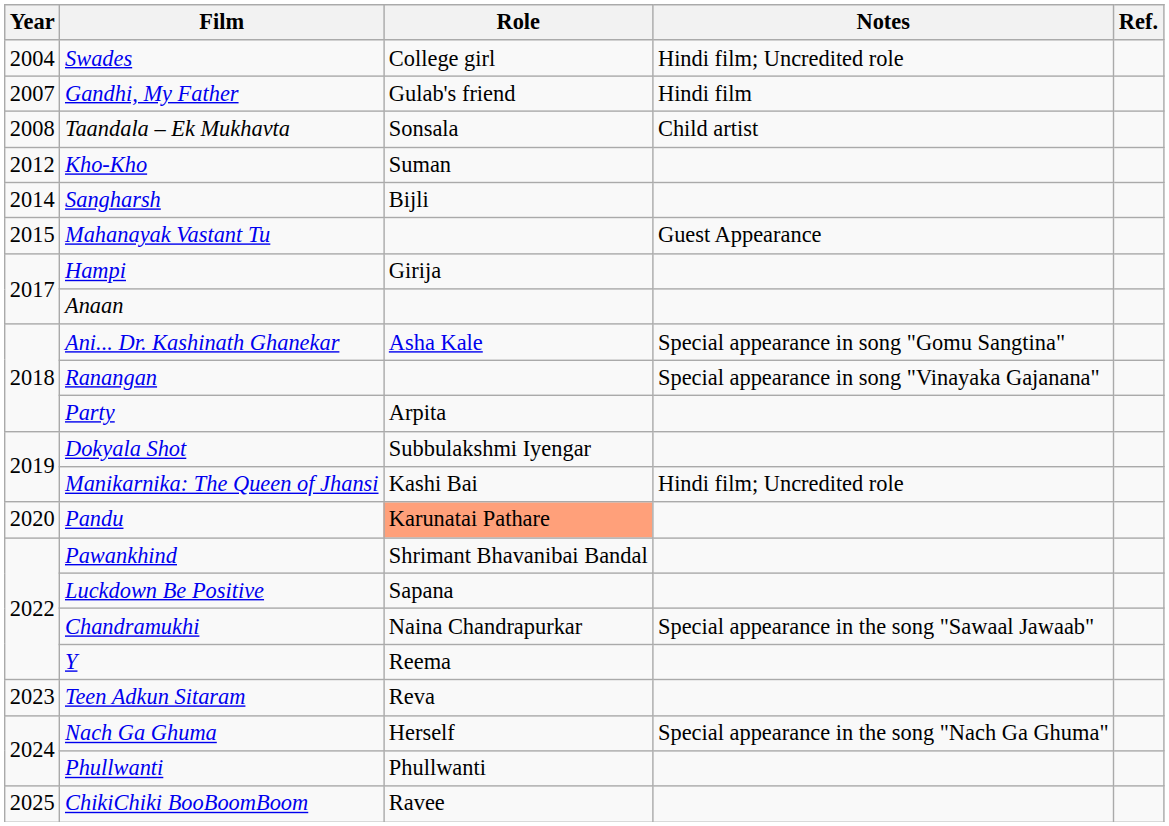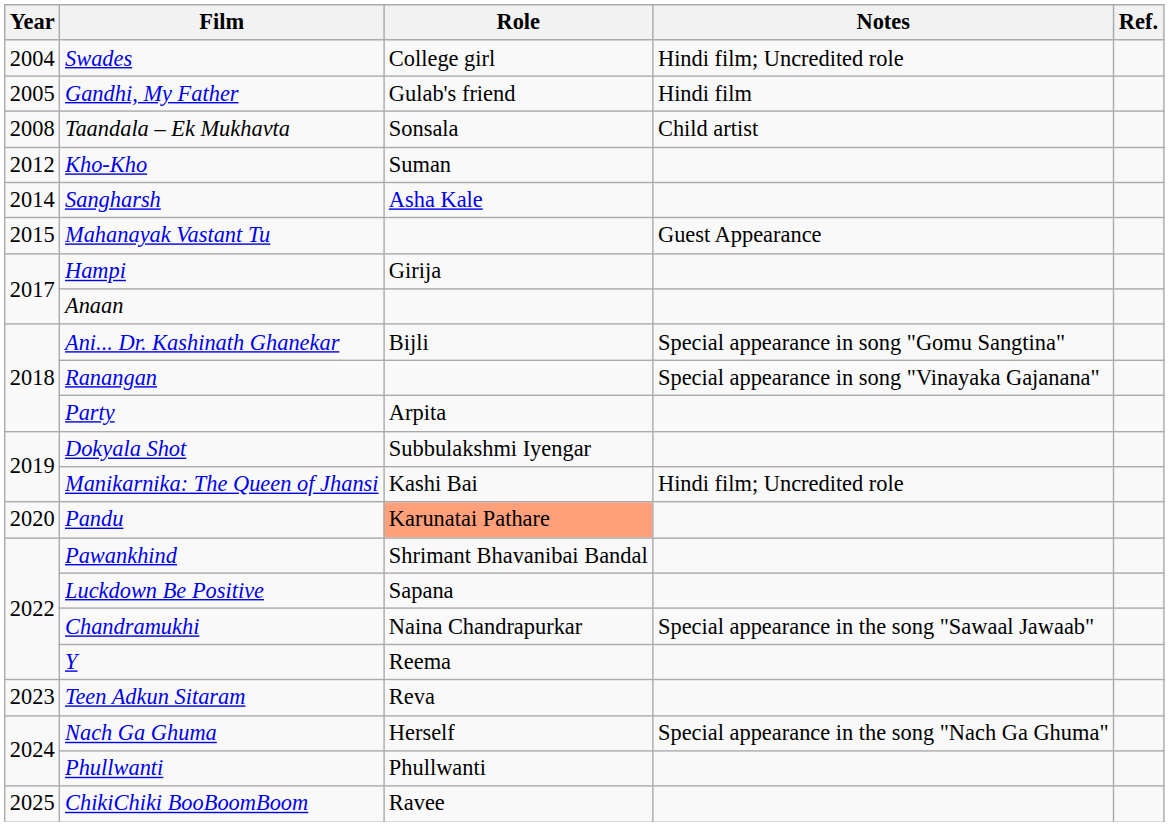(32, 93) 2007 -> (32, 93) 2005
(409, 199) Bijli -> (436, 199) Asha Kale
(436, 341) Asha Kale -> (409, 341) Bijli
